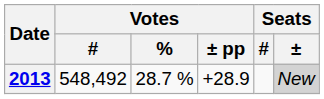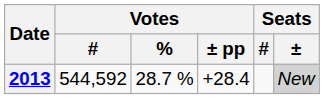(93, 78) 548,492 -> (93, 78) 544,592
(226, 78) +28.9 -> (226, 78) +28.4
